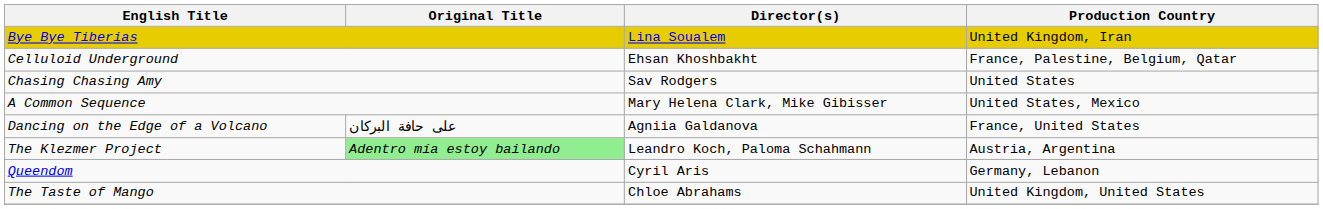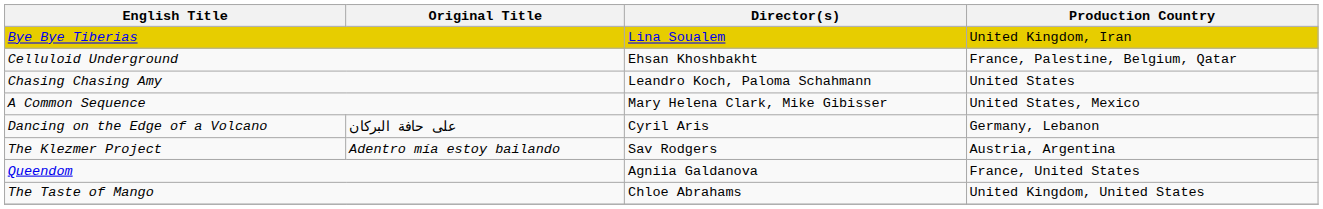(673, 82) Sav Rodgers -> (750, 82) Leandro Koch, Paloma Schahmann
(693, 126) Agniia Galdanova -> (669, 126) Cyril Aris
(1055, 126) France, United States -> (1034, 126) Germany, Lebanon
(455, 149) lightgreen background -> (455, 149) no background
(750, 149) Leandro Koch, Paloma Schahmann -> (673, 149) Sav Rodgers
(669, 171) Cyril Aris -> (693, 171) Agniia Galdanova
(1034, 171) Germany, Lebanon -> (1055, 171) France, United States
